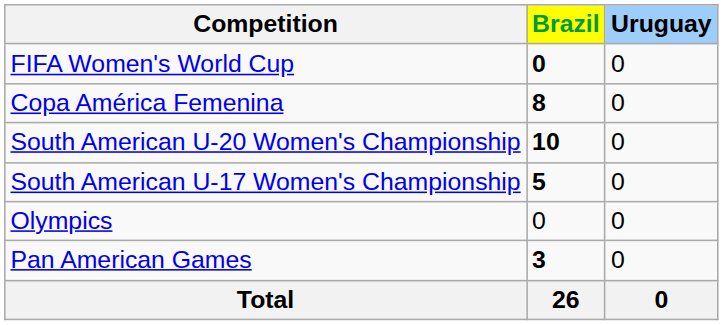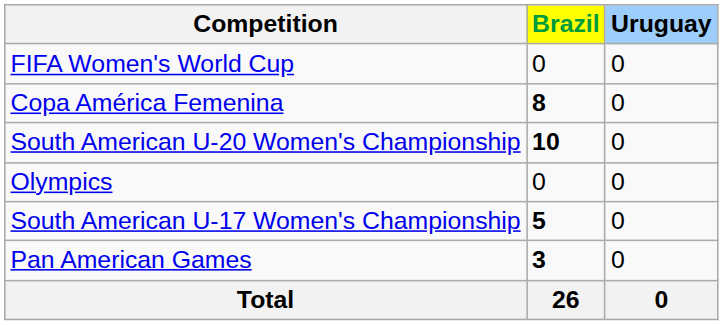(539, 63) bold -> (539, 63) normal
rows swapped: (266, 181) <-> (61, 220)
